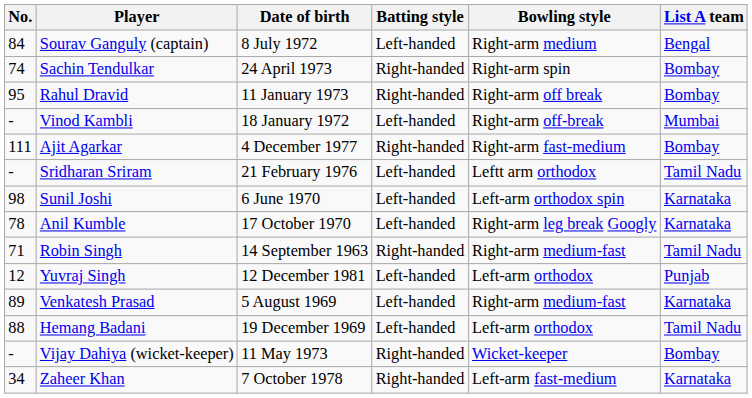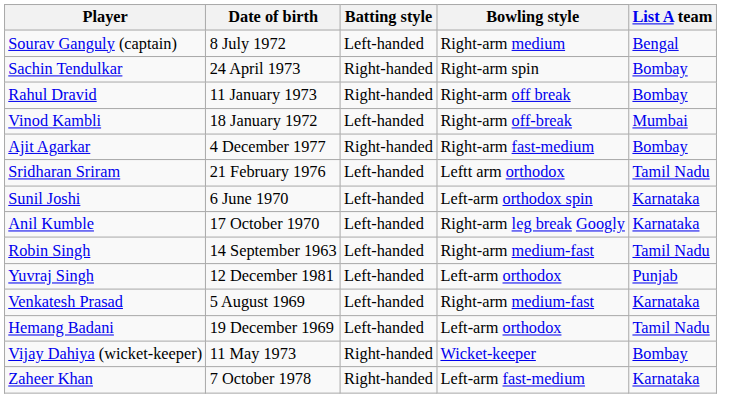- column: (20, 17)
(420, 250) Right-handed -> (384, 250) Left-handed
